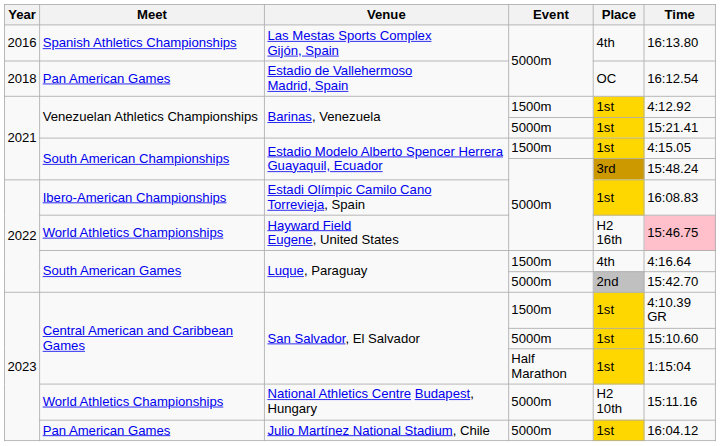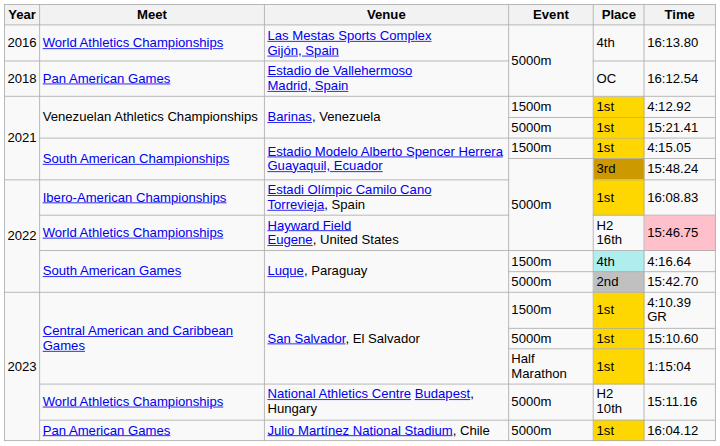(140, 43) Spanish Athletics Championships -> (133, 43) World Athletics Championships
(606, 261) no background -> (606, 261) paleturquoise background
